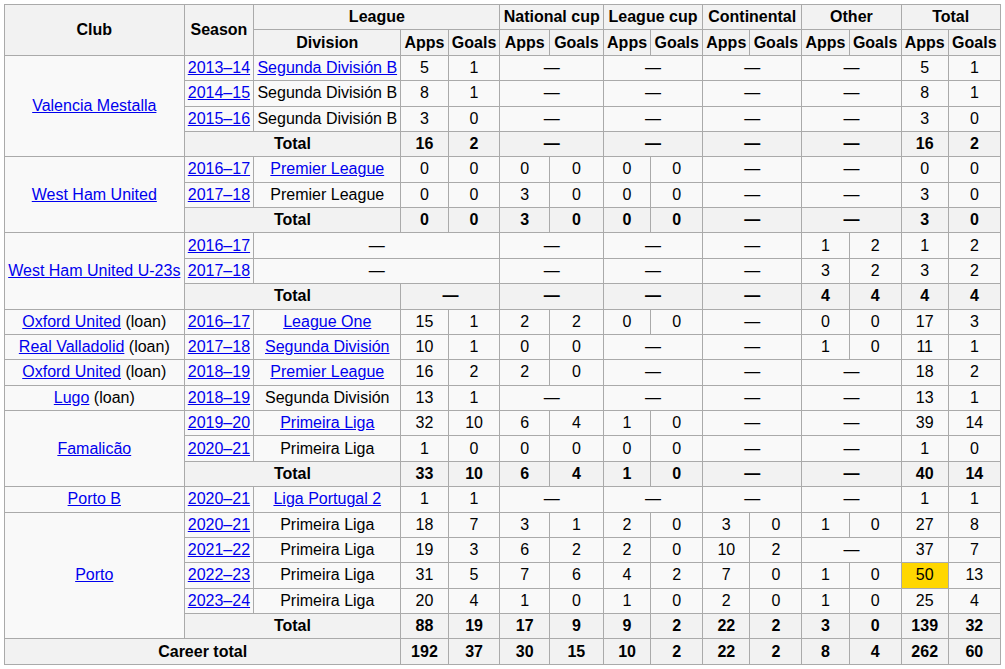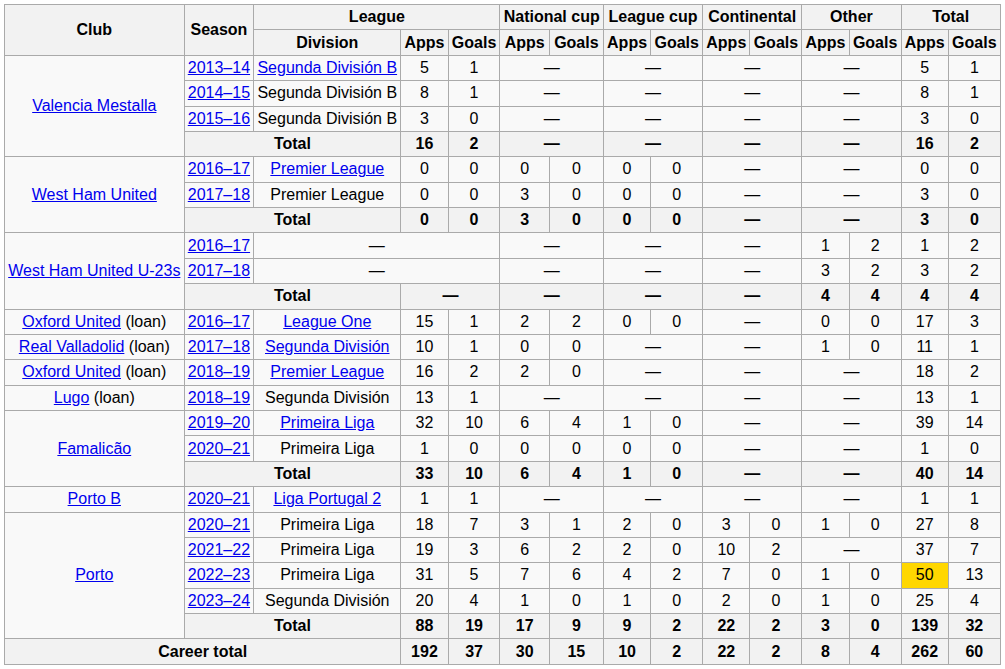(327, 600) Primeira Liga -> (327, 600) Segunda División
